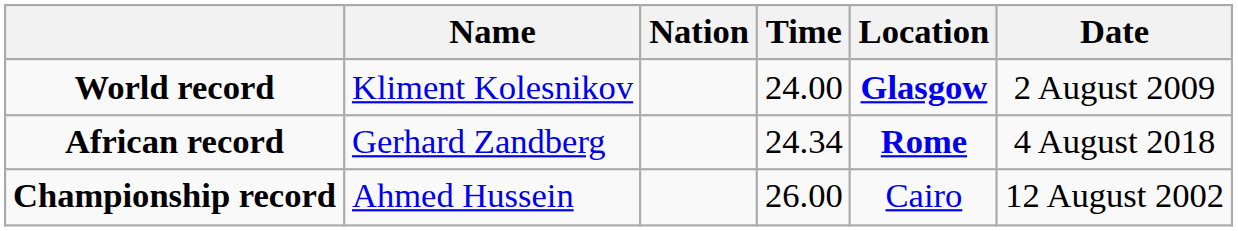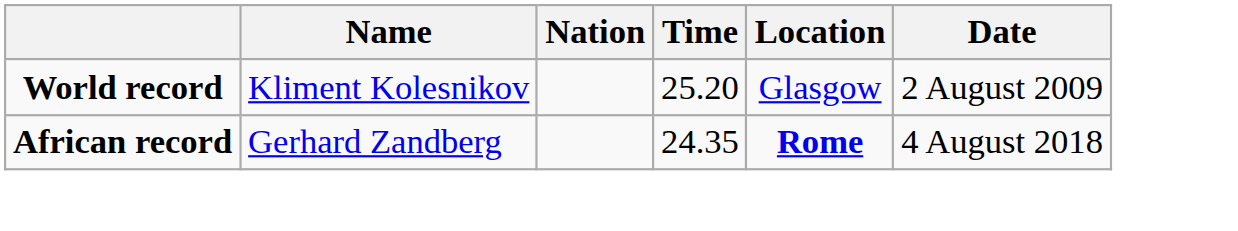(804, 86) 24.00 -> (700, 86) 25.20
(924, 86) bold -> (820, 86) normal
(804, 141) 24.34 -> (700, 141) 24.35
- row: (175, 196)
